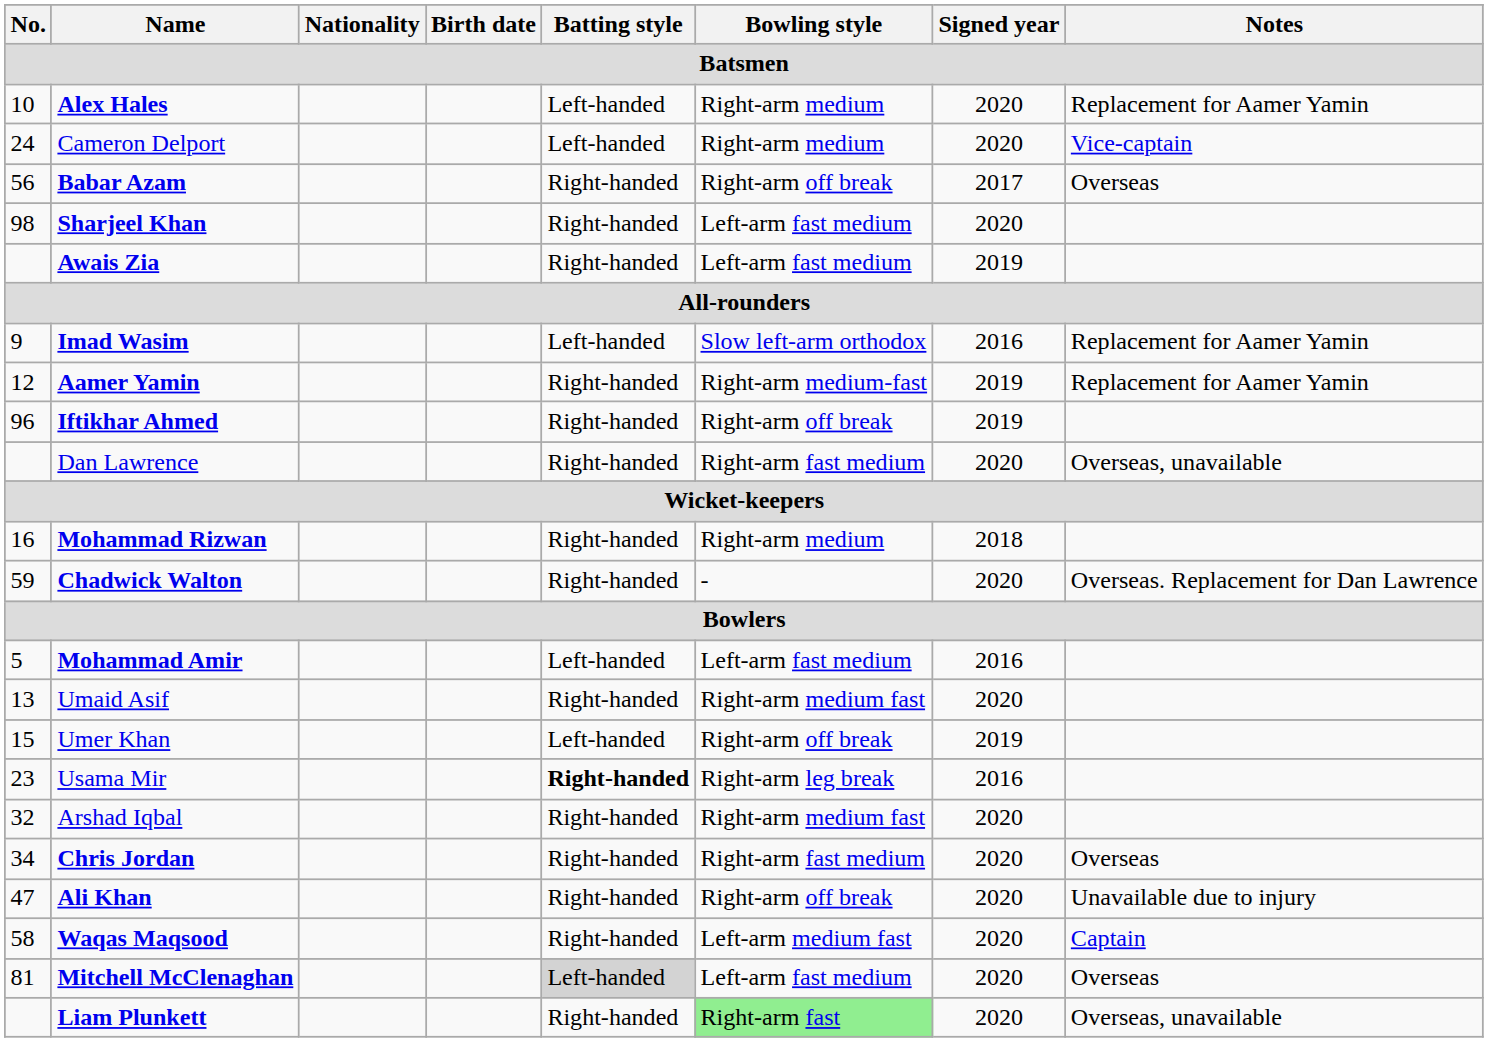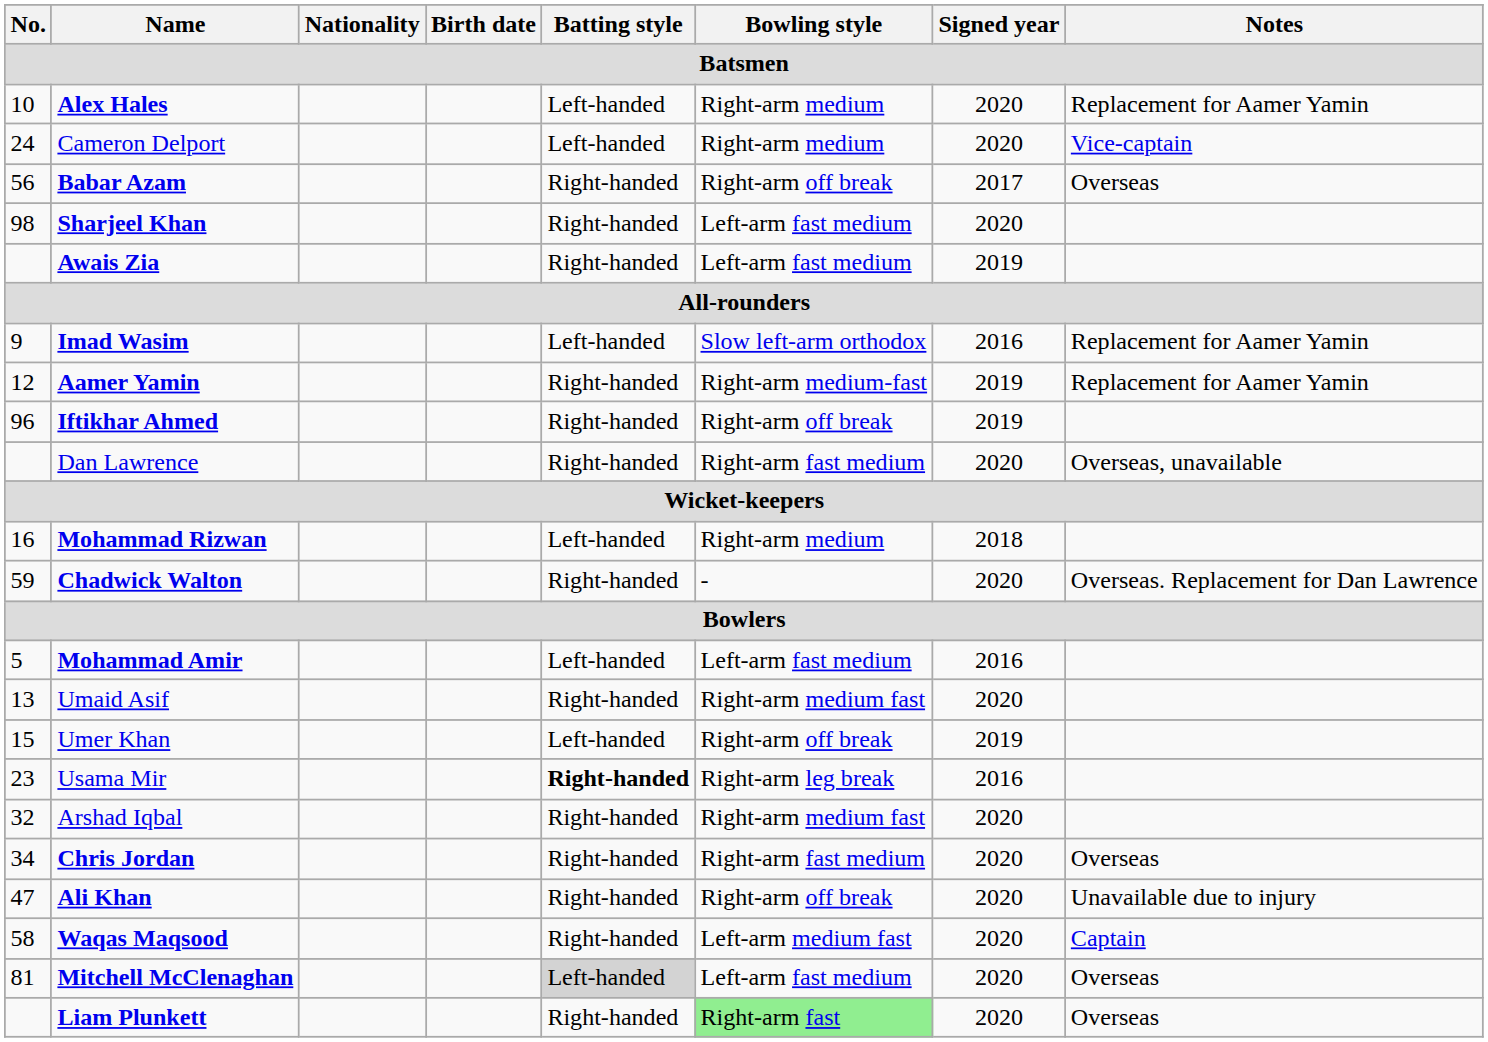(613, 540) Right-handed -> (606, 540) Left-handed
(1176, 1016) Overseas, unavailable -> (1115, 1016) Overseas
